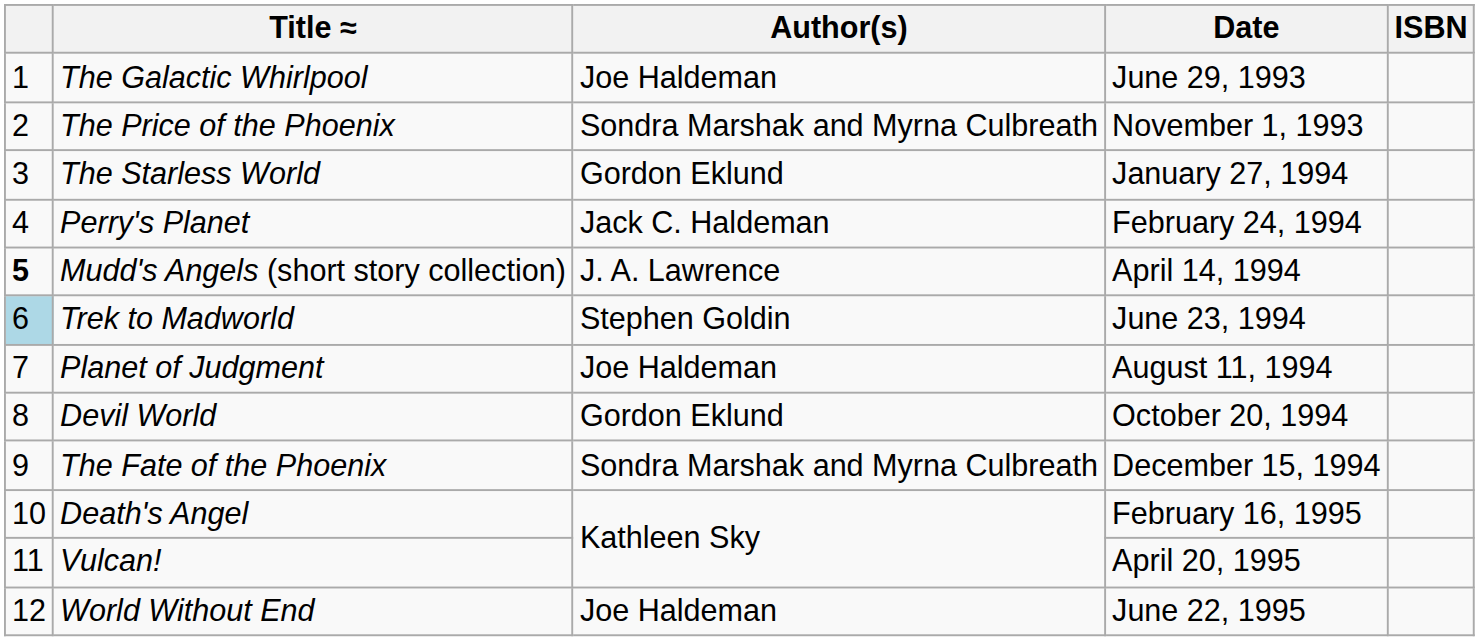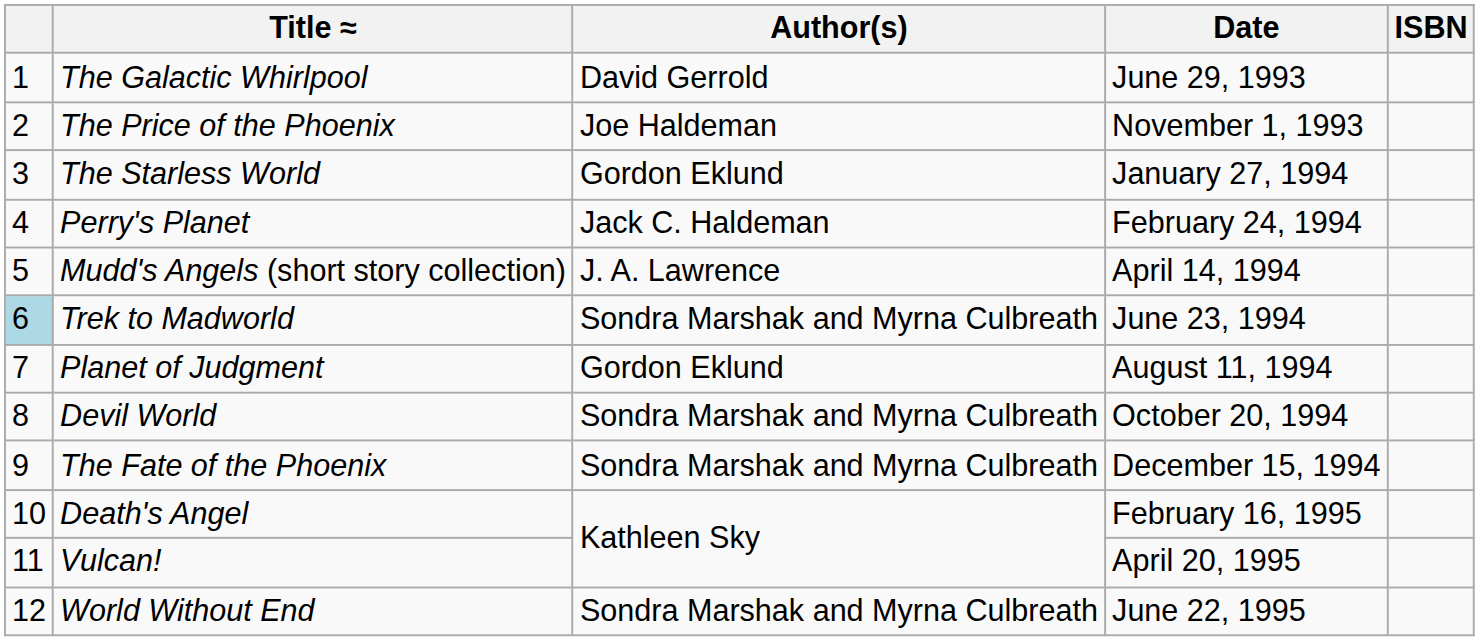(678, 77) Joe Haldeman -> (674, 77) David Gerrold
(839, 125) Sondra Marshak and Myrna Culbreath -> (678, 125) Joe Haldeman
(21, 271) bold -> (21, 271) normal
(685, 319) Stephen Goldin -> (839, 319) Sondra Marshak and Myrna Culbreath
(678, 367) Joe Haldeman -> (682, 367) Gordon Eklund
(682, 416) Gordon Eklund -> (839, 416) Sondra Marshak and Myrna Culbreath
(678, 610) Joe Haldeman -> (839, 610) Sondra Marshak and Myrna Culbreath
